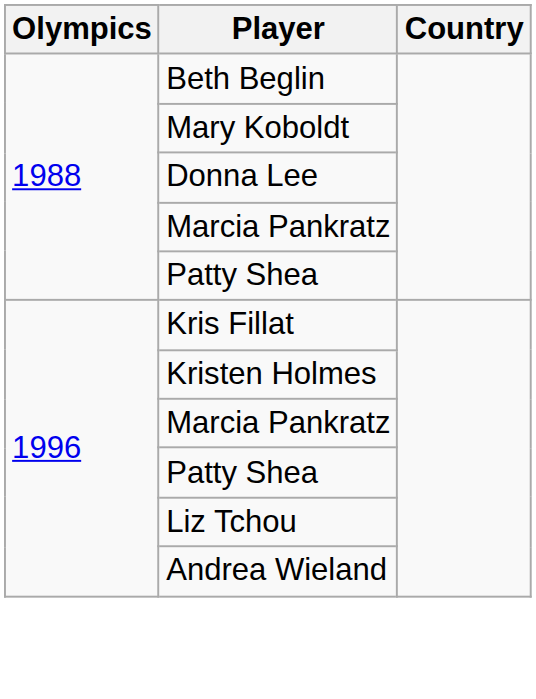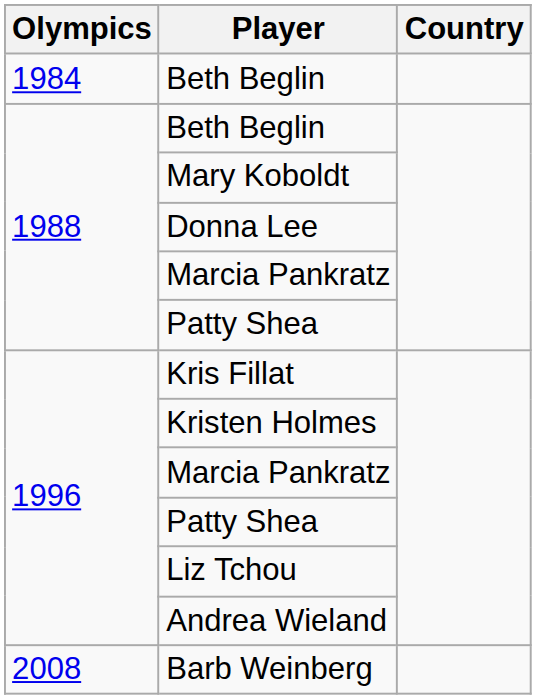+ row: (47, 78)
+ row: (47, 669)
